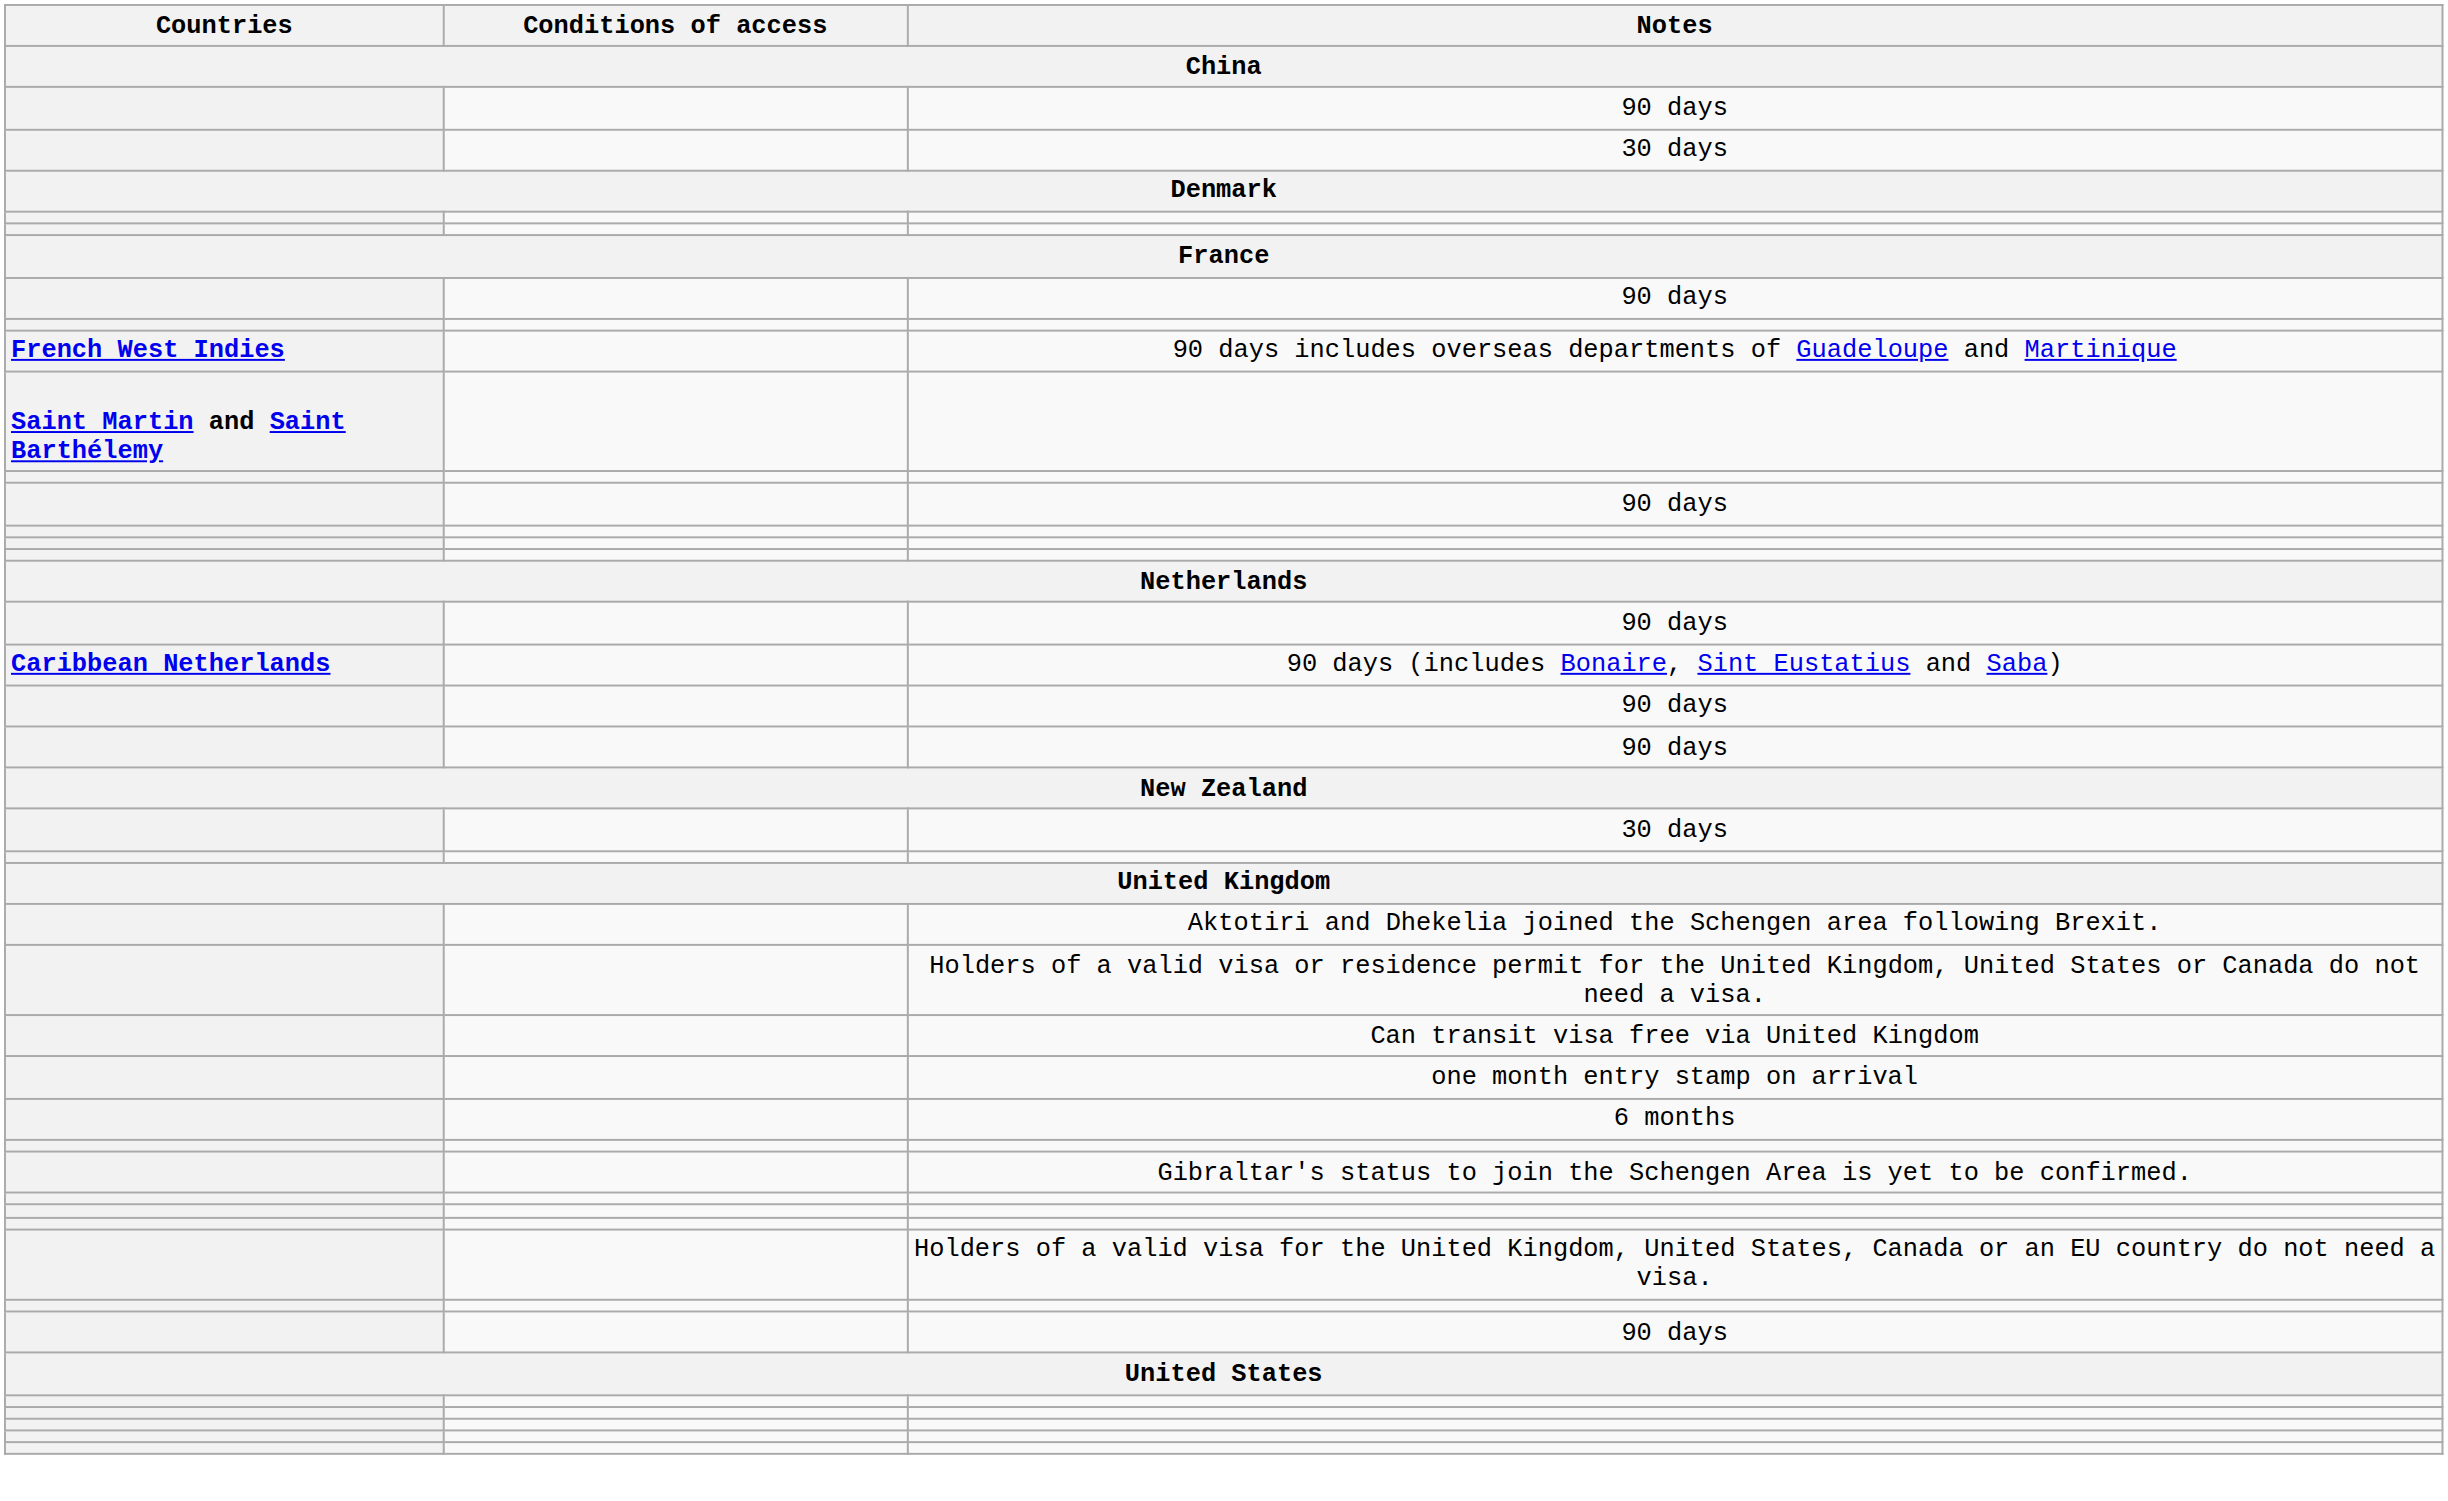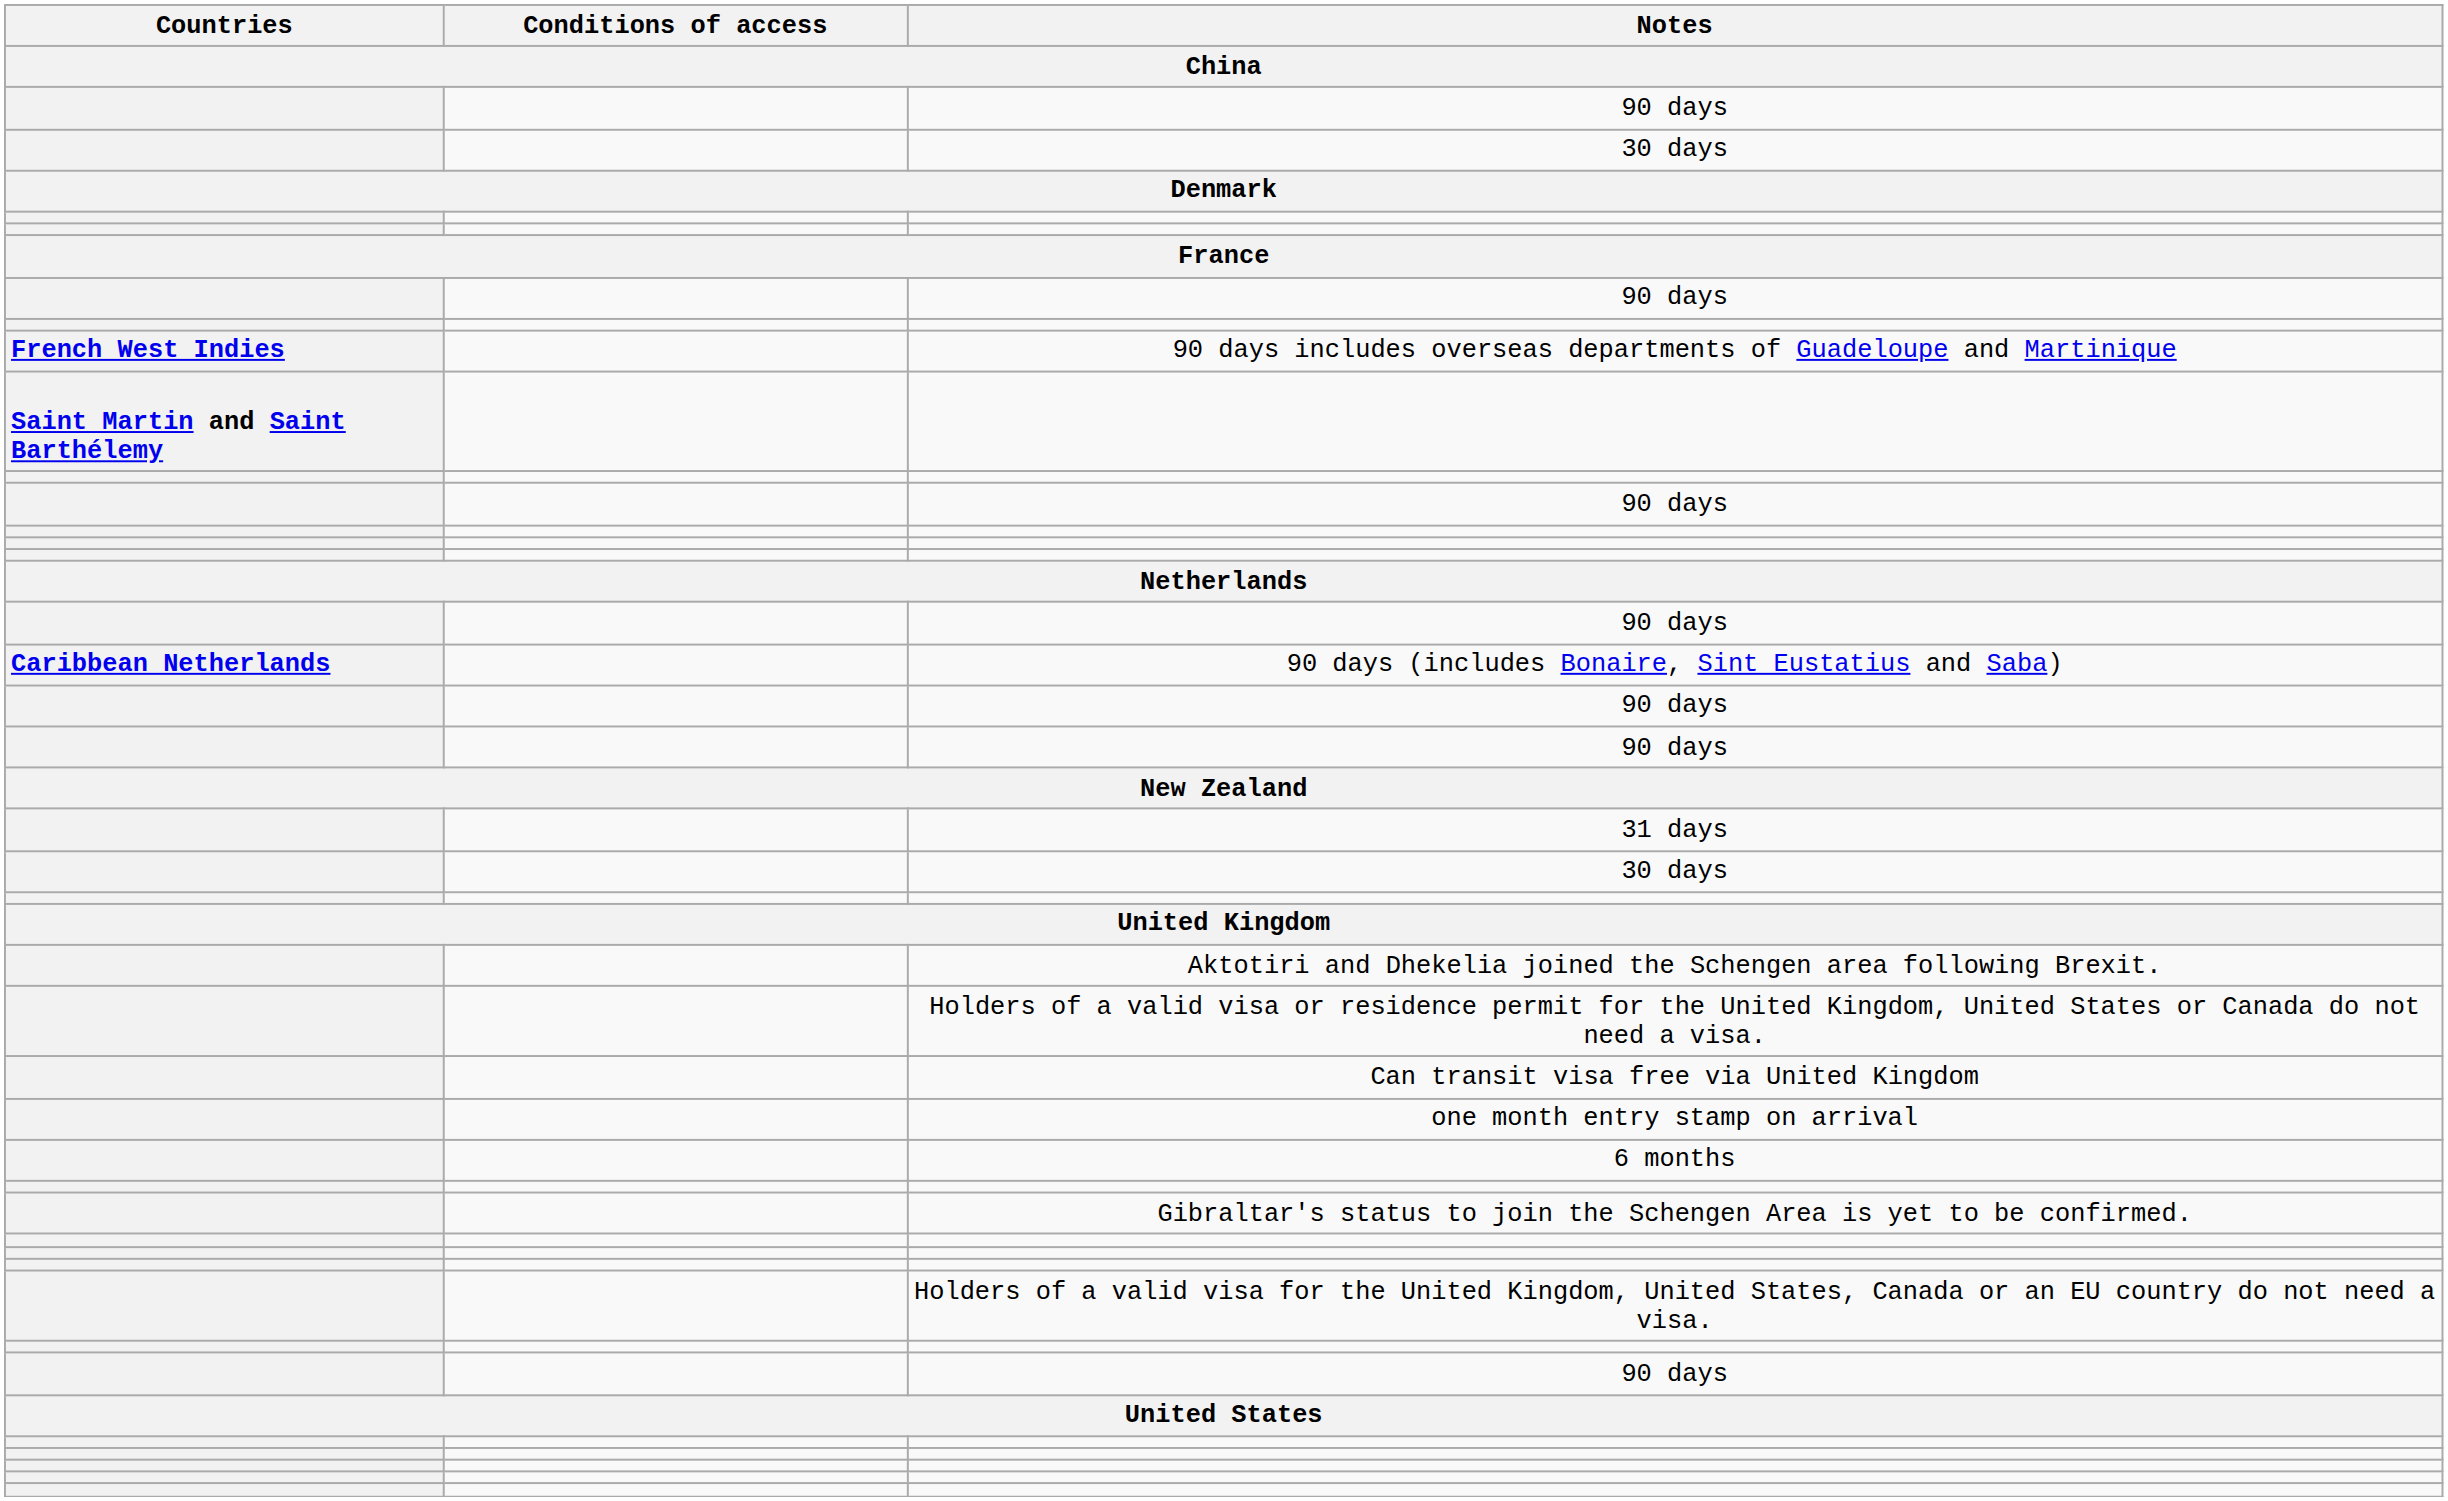+ row: (224, 830)
